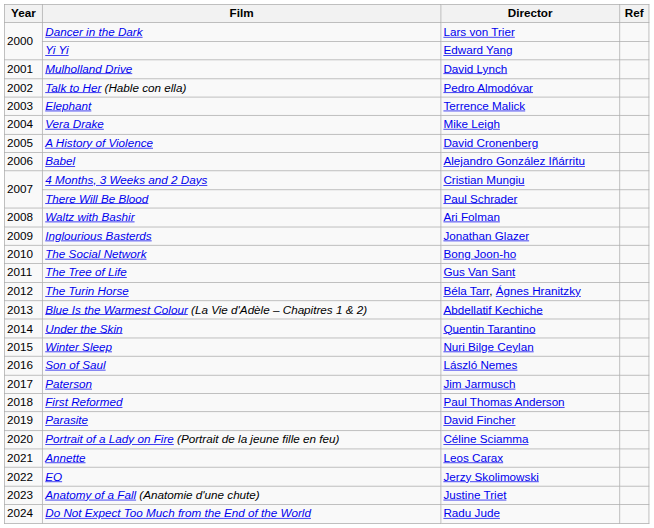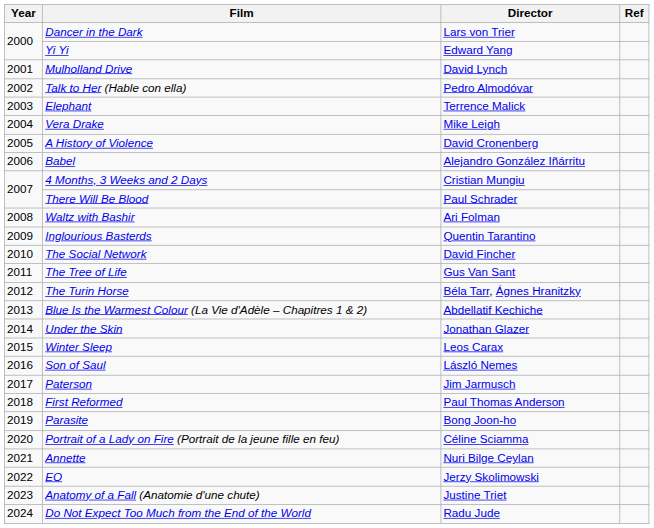(486, 236) Jonathan Glazer -> (489, 236) Quentin Tarantino
(480, 254) Bong Joon-ho -> (479, 254) David Fincher
(489, 328) Quentin Tarantino -> (486, 328) Jonathan Glazer
(489, 347) Nuri Bilge Ceylan -> (473, 347) Leos Carax
(479, 421) David Fincher -> (480, 421) Bong Joon-ho
(473, 458) Leos Carax -> (489, 458) Nuri Bilge Ceylan
